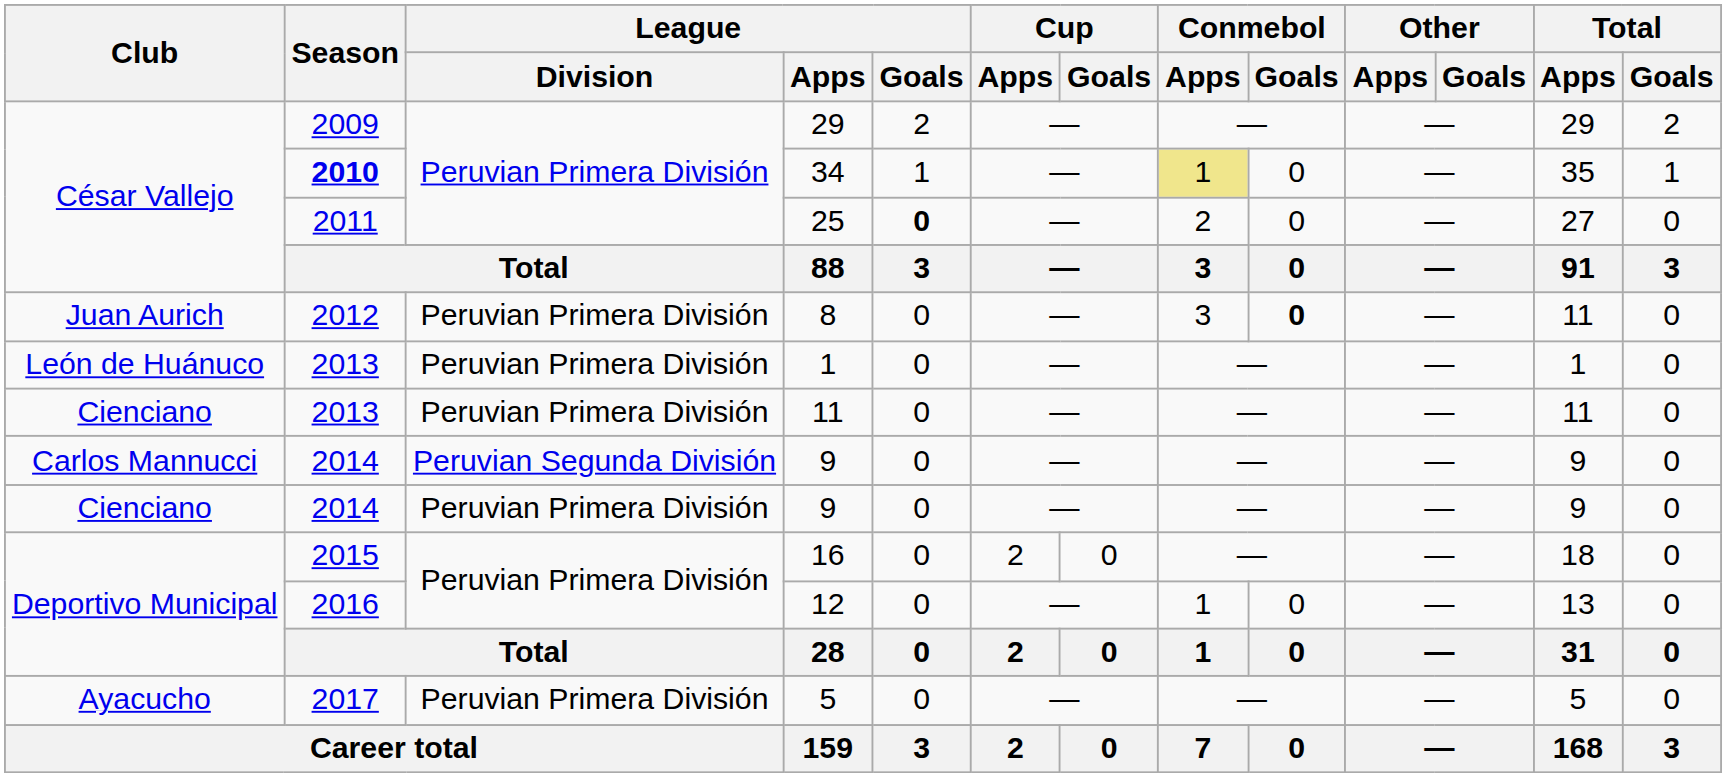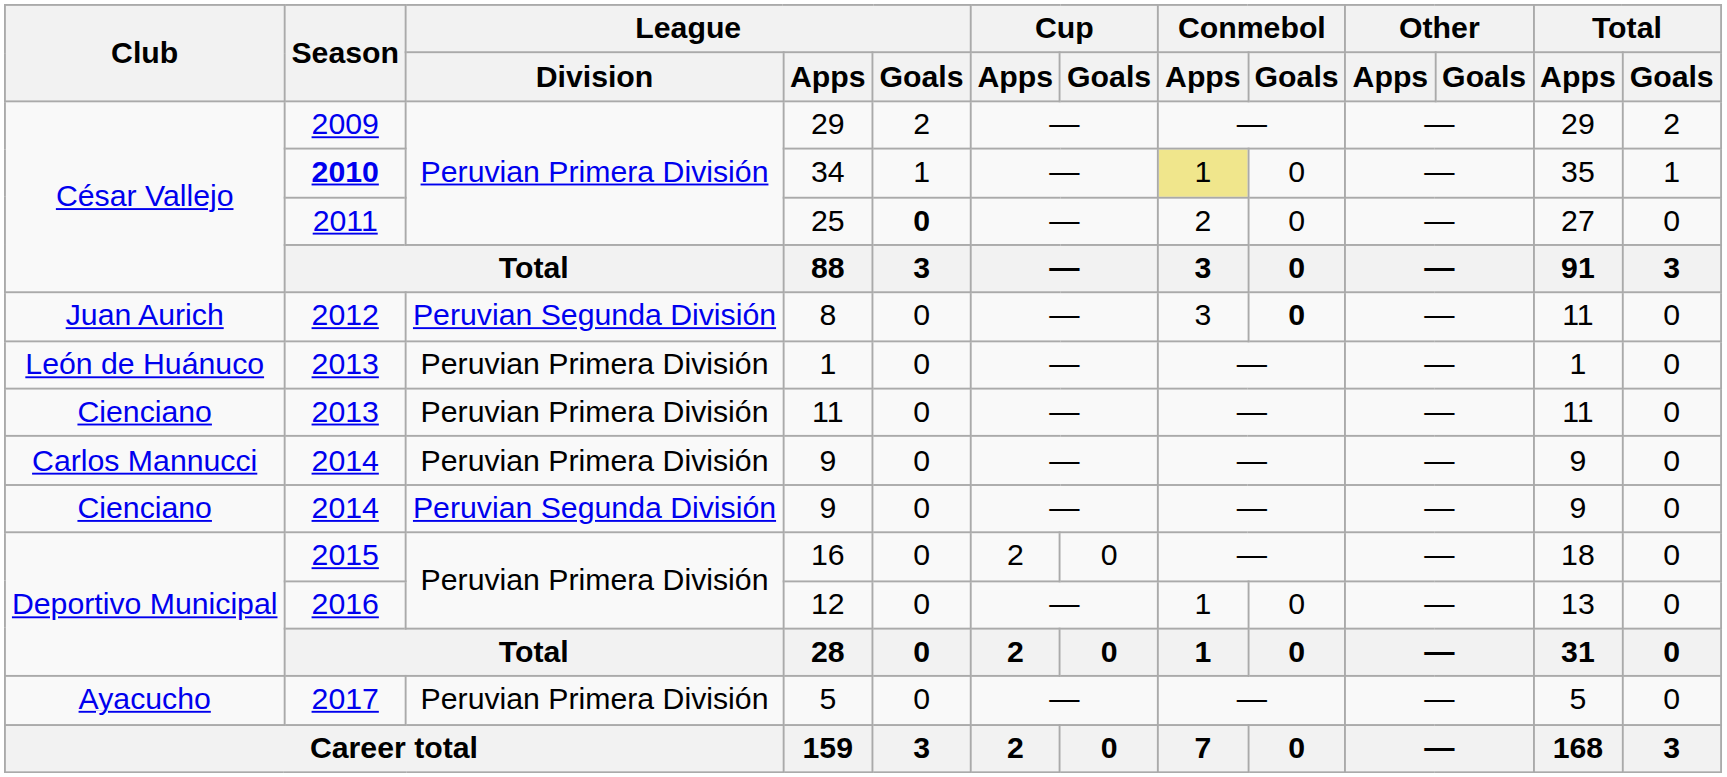(595, 316) Peruvian Primera División -> (595, 316) Peruvian Segunda División
(595, 460) Peruvian Segunda División -> (595, 460) Peruvian Primera División
(595, 508) Peruvian Primera División -> (595, 508) Peruvian Segunda División
